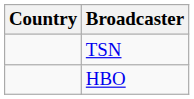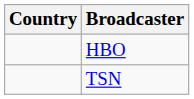rows swapped: (104, 49) <-> (106, 79)
